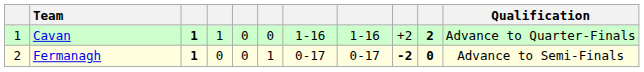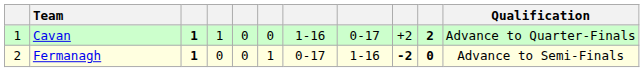(365, 35) 1-16 -> (365, 35) 0-17
(365, 56) 0-17 -> (365, 56) 1-16
